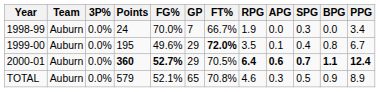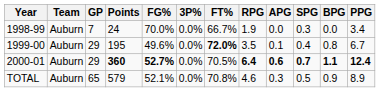columns swapped: (195, 12) <-> (100, 12)
